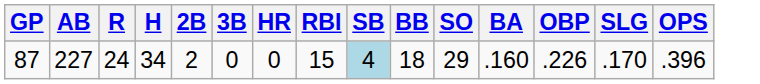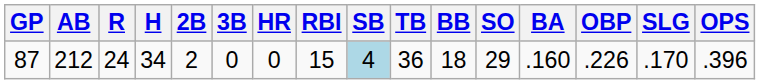+ column: (411, 22)
(74, 59) 227 -> (74, 59) 212
